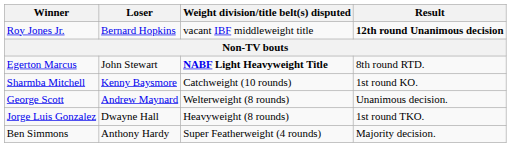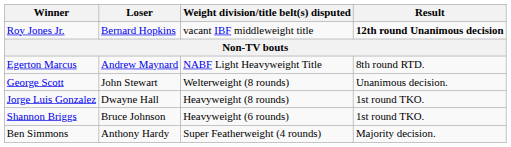(129, 64) John Stewart -> (140, 64) Andrew Maynard
(255, 64) bold -> (253, 64) normal
- row: (46, 82)
(140, 99) Andrew Maynard -> (129, 82) John Stewart
+ row: (42, 116)
